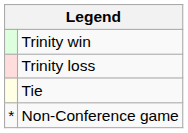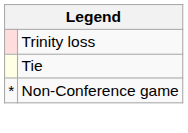- row: (56, 42)
